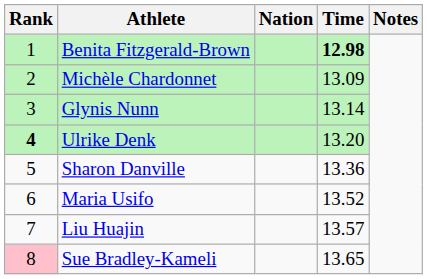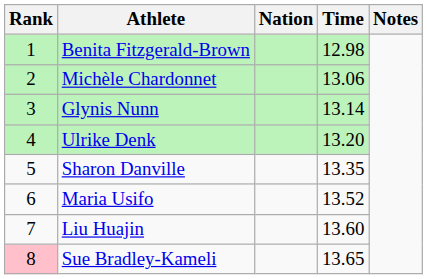(343, 49) bold -> (343, 49) normal
(343, 79) 13.09 -> (343, 79) 13.06
(31, 139) bold -> (31, 139) normal
(343, 169) 13.36 -> (343, 169) 13.35
(343, 229) 13.57 -> (343, 229) 13.60
